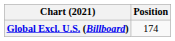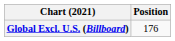(151, 28) 174 -> (151, 28) 176
